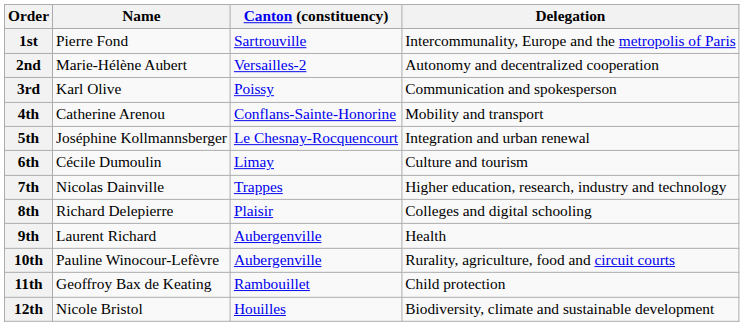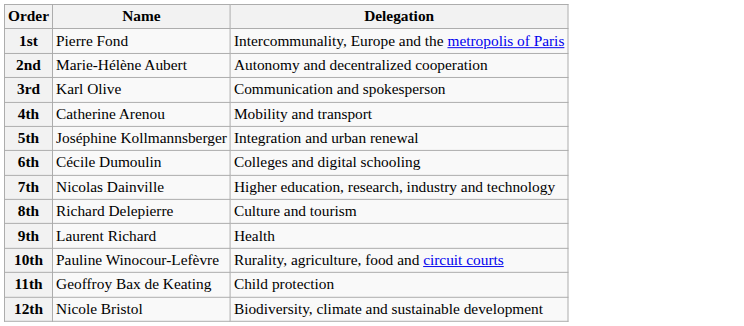- column: (316, 16)
(467, 162) Culture and tourism -> (327, 162) Colleges and digital schooling
(498, 211) Colleges and digital schooling -> (295, 211) Culture and tourism
